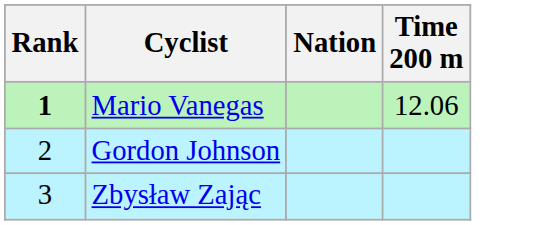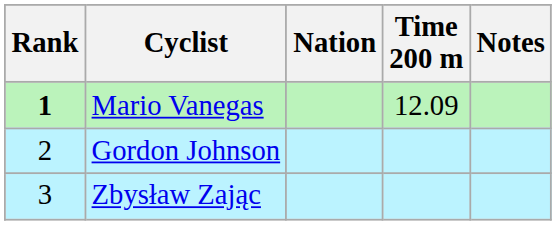+ column: (511, 43)
(426, 104) 12.06 -> (426, 104) 12.09
